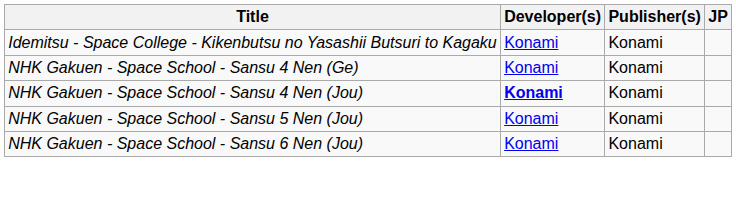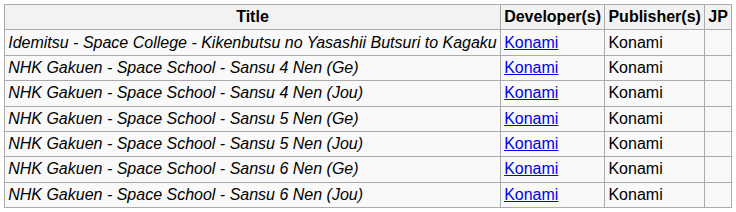(533, 93) bold -> (531, 93) normal
+ row: (183, 118)
+ row: (183, 169)
